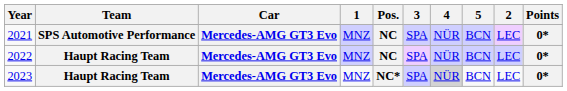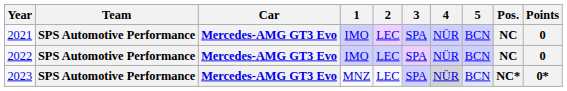columns swapped: (509, 14) <-> (388, 14)
(357, 34) MNZ -> (357, 34) IMO
(543, 34) 0* -> (543, 34) 0
(117, 55) Haupt Racing Team -> (117, 55) SPS Automotive Performance
(357, 55) MNZ -> (357, 55) IMO
(543, 55) 0* -> (543, 55) 0
(117, 75) Haupt Racing Team -> (117, 75) SPS Automotive Performance
(478, 75) no background -> (478, 75) lavender background
